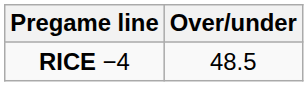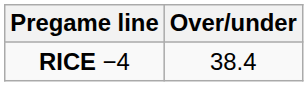(233, 61) 48.5 -> (233, 61) 38.4
